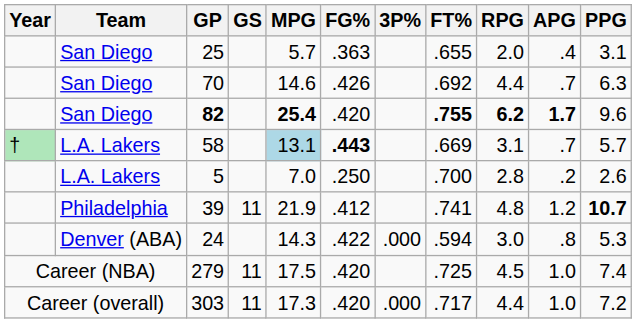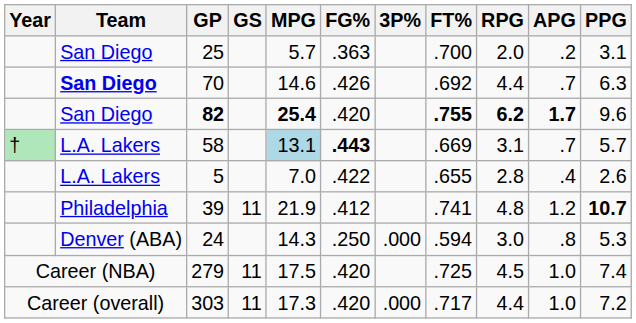(453, 52) .655 -> (453, 52) .700
(568, 52) .4 -> (568, 52) .2
(106, 83) normal -> (108, 83) bold
(351, 177) .250 -> (351, 177) .422
(453, 177) .700 -> (453, 177) .655
(568, 177) .2 -> (568, 177) .4
(351, 239) .422 -> (351, 239) .250
